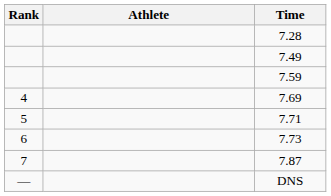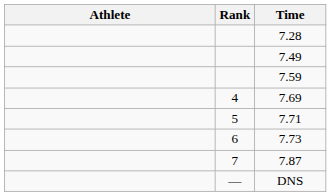columns swapped: (24, 14) <-> (149, 14)
